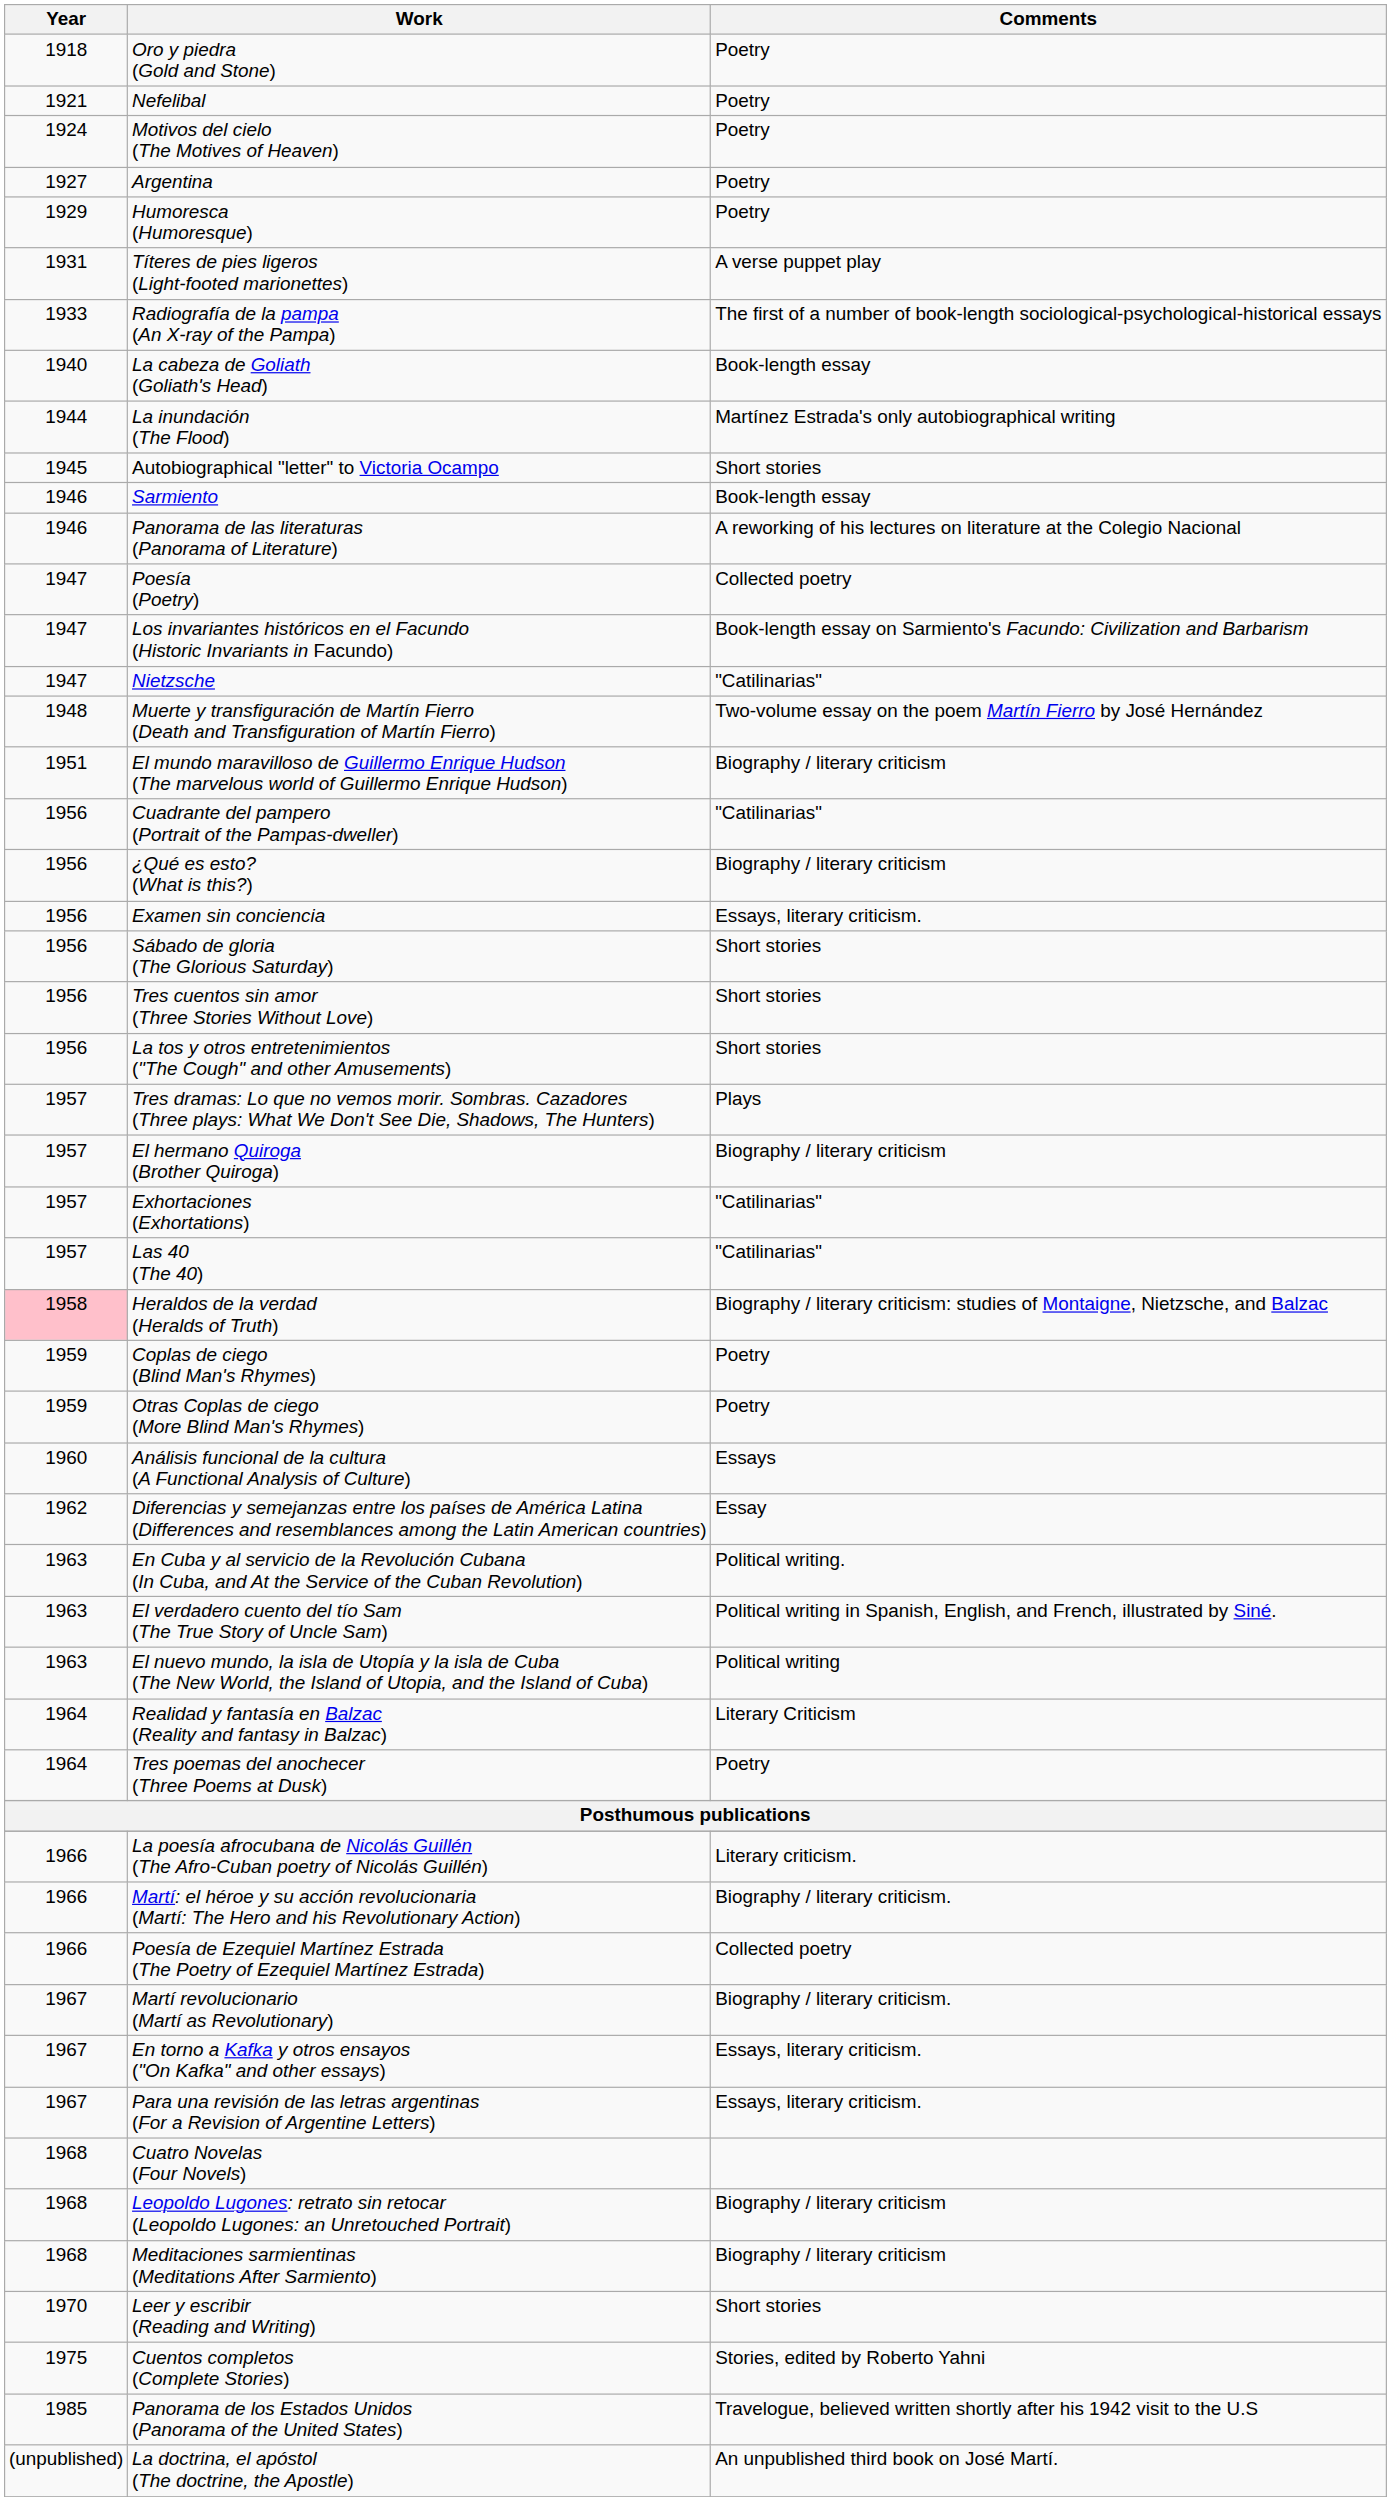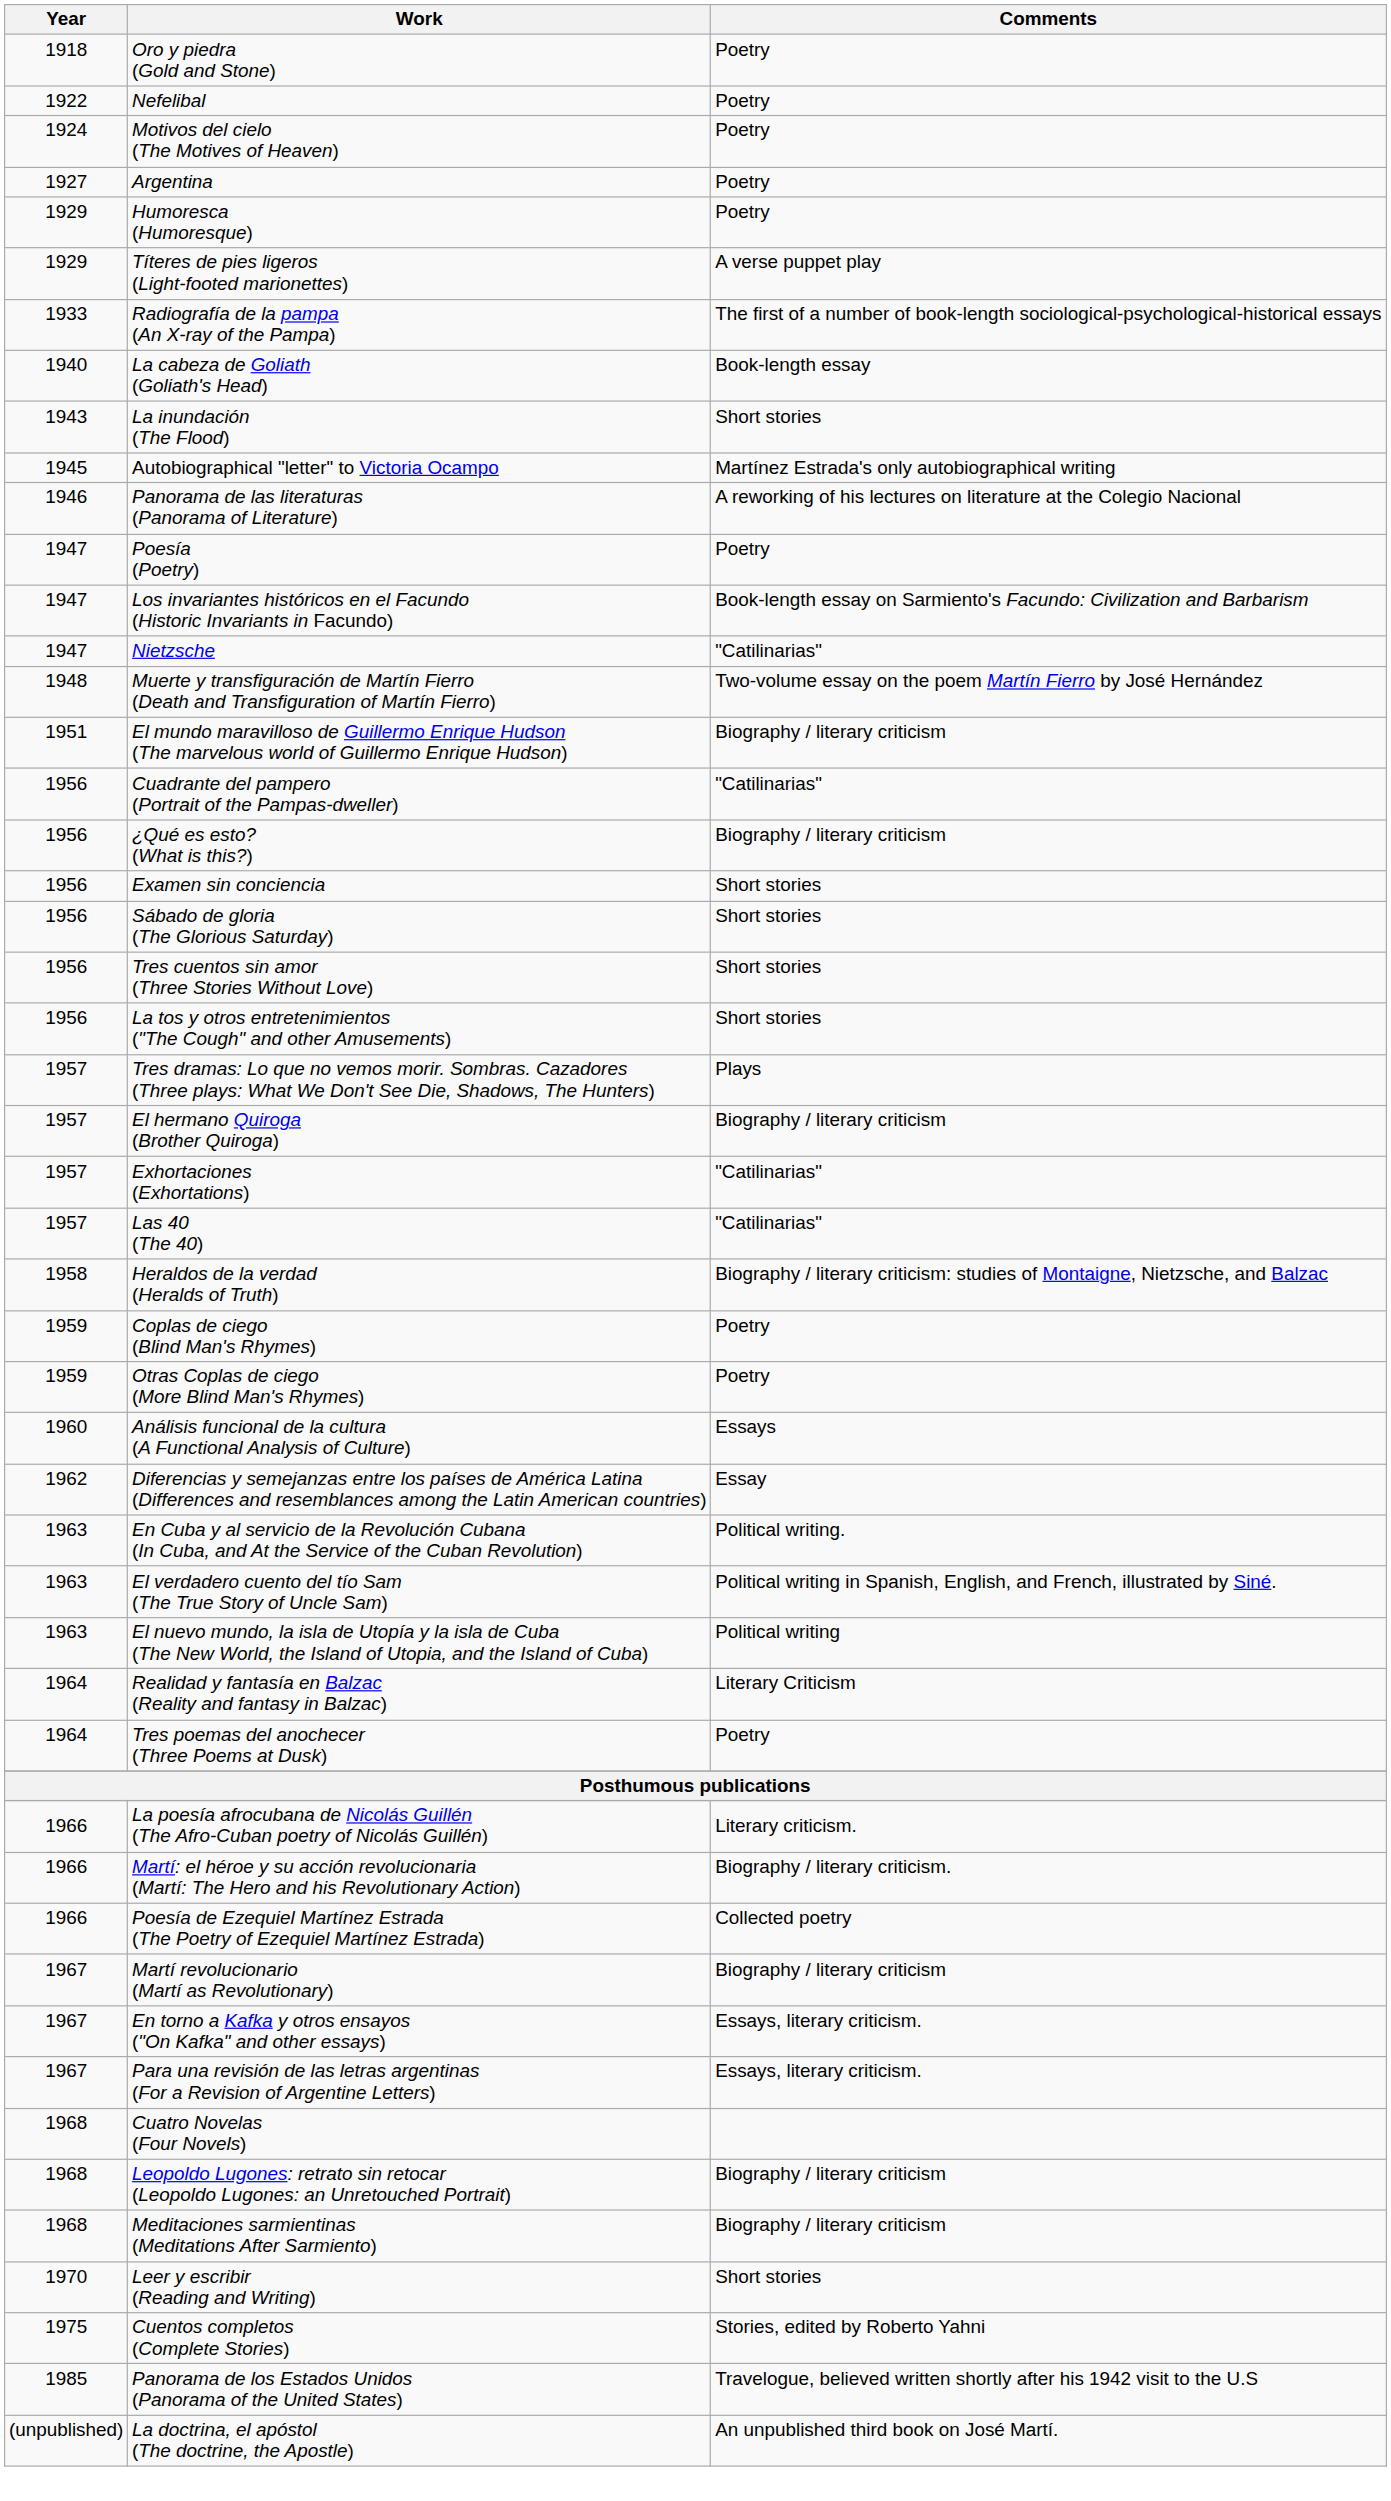(66, 100) 1921 -> (66, 100) 1922
(66, 262) 1931 -> (66, 262) 1929
(66, 416) 1944 -> (66, 416) 1943
(915, 416) Martínez Estrada's only autobiographical writing -> (768, 416) Short stories
(768, 467) Short stories -> (915, 467) Martínez Estrada's only autobiographical writing
- row: (175, 497)
(783, 578) Collected poetry -> (742, 548) Poetry
(818, 915) Essays, literary criticism. -> (768, 885) Short stories
(66, 1303) pink background -> (66, 1273) no background
(833, 1999) Biography / literary criticism. -> (831, 1969) Biography / literary criticism
